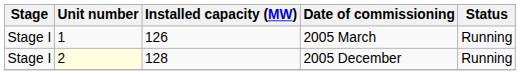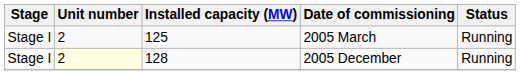(61, 37) 1 -> (61, 37) 2
(156, 37) 126 -> (156, 37) 125
